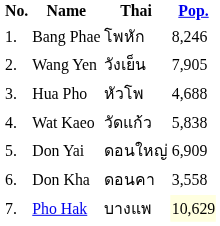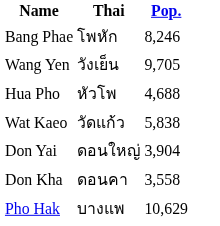- column: (17, 10)
(190, 64) 7,905 -> (162, 64) 9,705
(190, 150) 6,909 -> (162, 150) 3,904
(194, 208) lightyellow background -> (166, 208) no background
